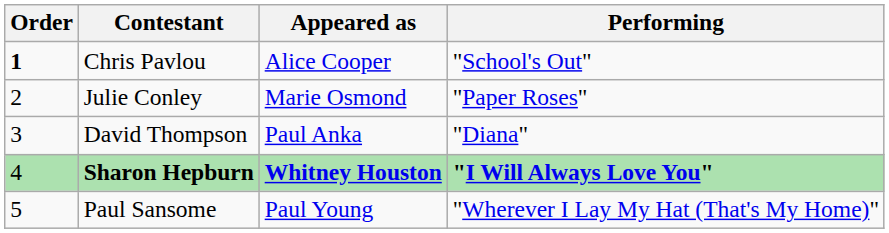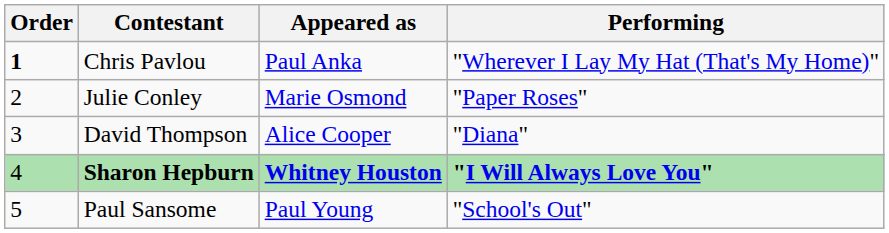(328, 60) Alice Cooper -> (313, 60) Paul Anka
(522, 60) "School's Out" -> (666, 60) "Wherever I Lay My Hat (That's My Home)"
(313, 135) Paul Anka -> (328, 135) Alice Cooper
(666, 209) "Wherever I Lay My Hat (That's My Home)" -> (522, 209) "School's Out"
